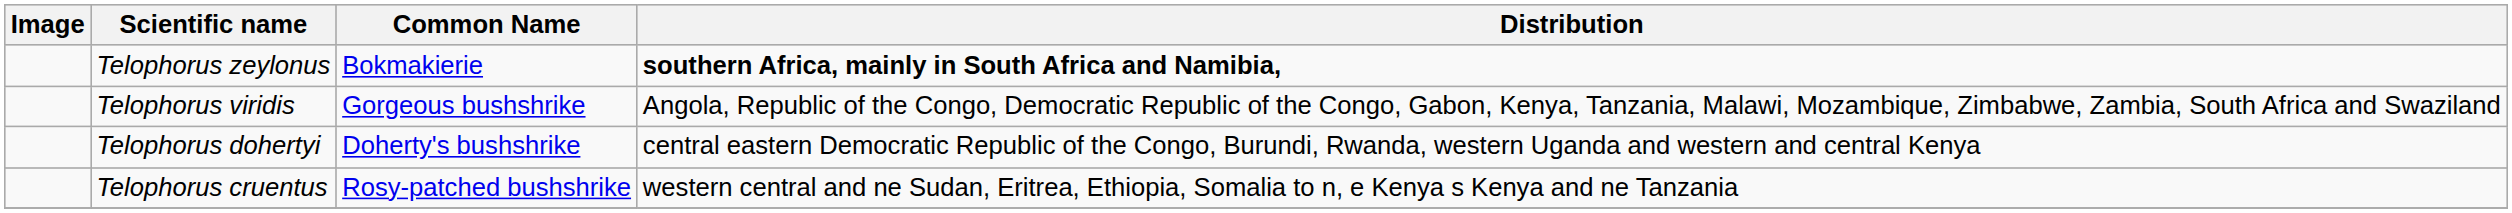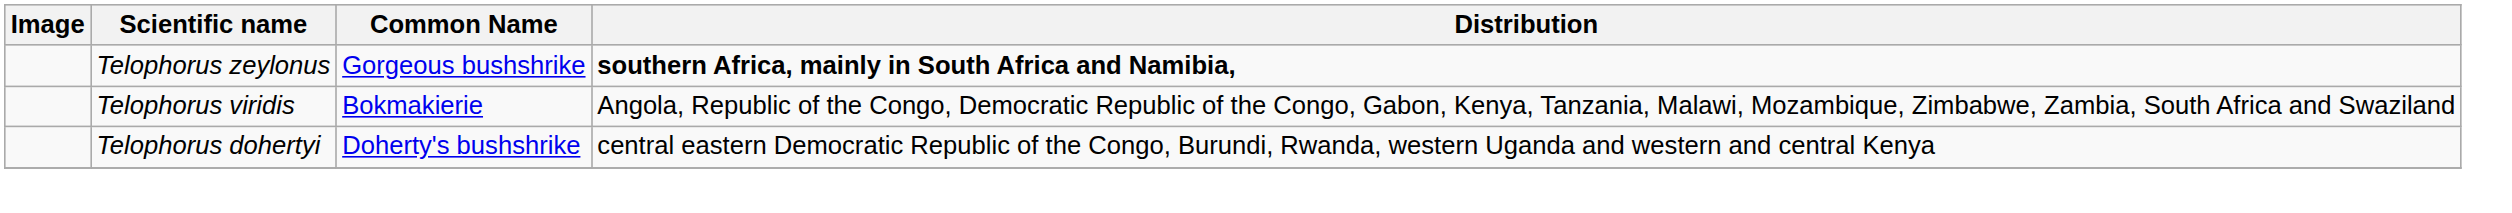(413, 65) Bokmakierie -> (464, 65) Gorgeous bushshrike
(464, 106) Gorgeous bushshrike -> (413, 106) Bokmakierie
- row: (212, 187)
